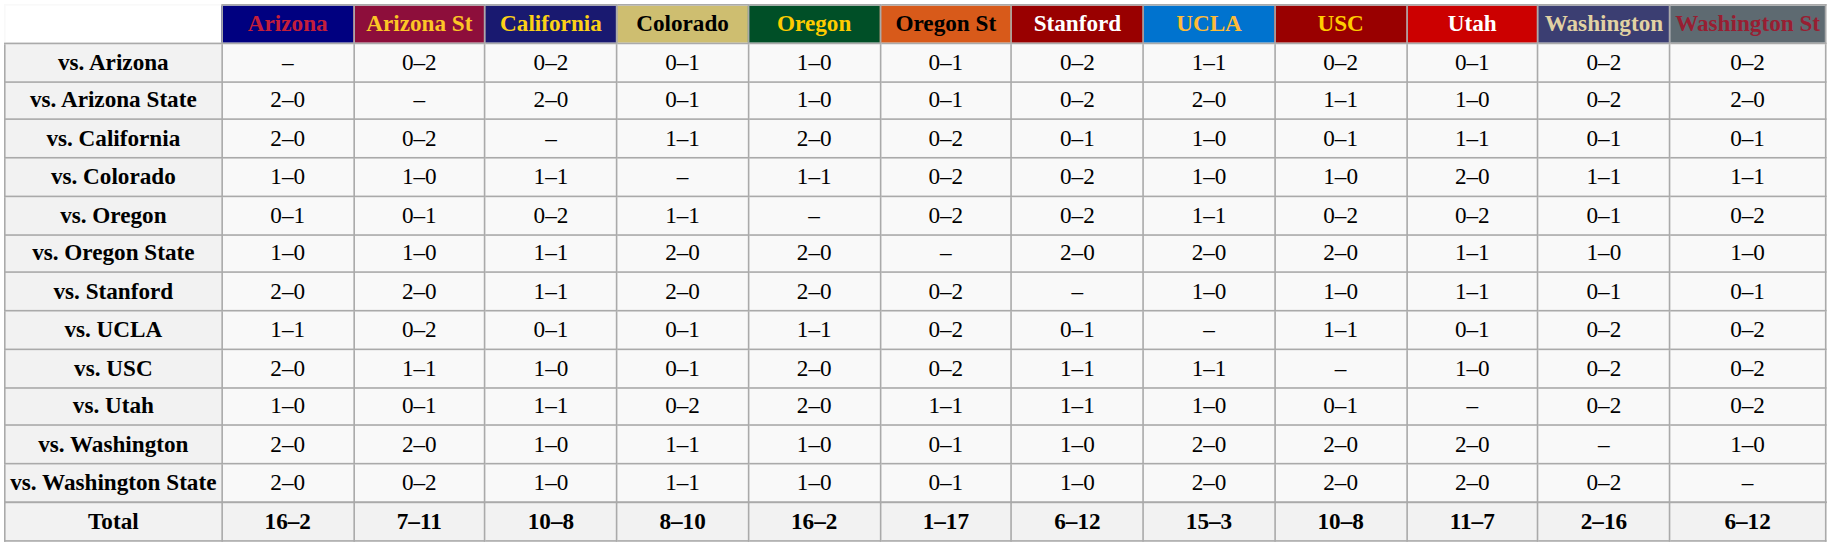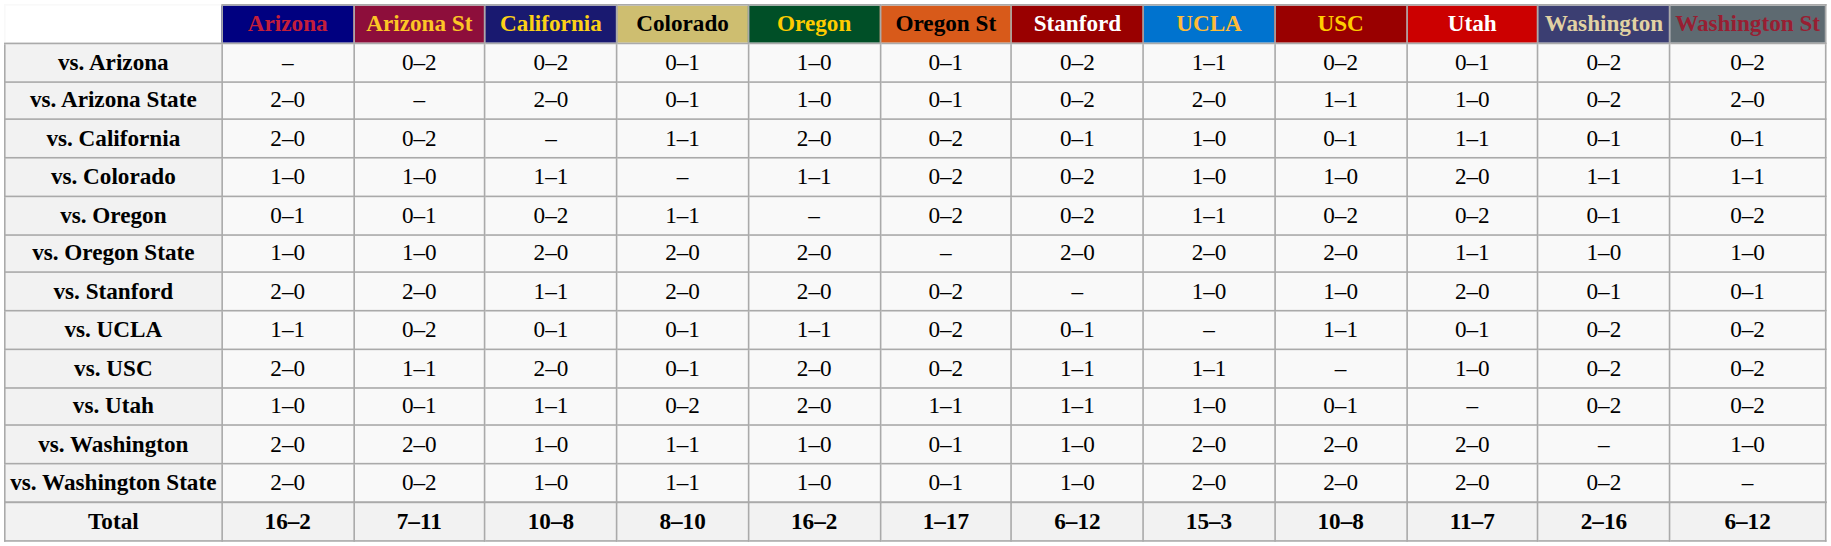(551, 253) 1–1 -> (551, 253) 2–0
(1472, 291) 1–1 -> (1472, 291) 2–0
(551, 368) 1–0 -> (551, 368) 2–0
